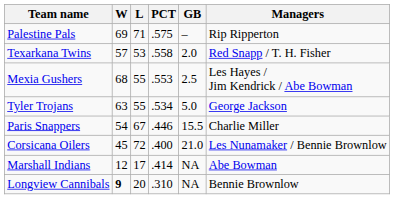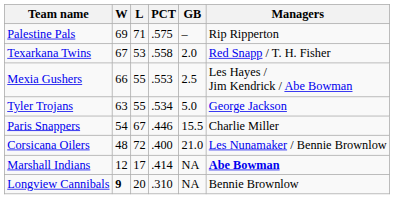(121, 53) 57 -> (121, 53) 67
(121, 79) 68 -> (121, 79) 66
(121, 145) 45 -> (121, 145) 48
(243, 164) normal -> (244, 164) bold
